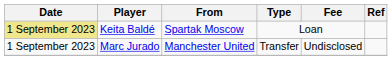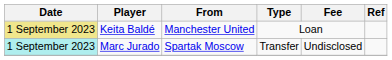(204, 30) Spartak Moscow -> (209, 30) Manchester United
(51, 47) no background -> (51, 47) paleturquoise background
(209, 47) Manchester United -> (204, 47) Spartak Moscow
